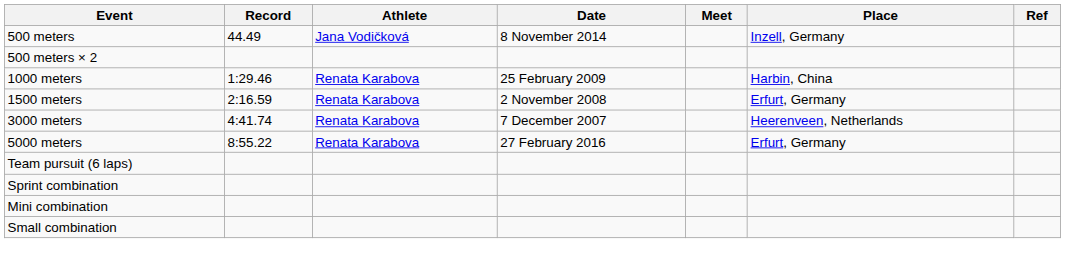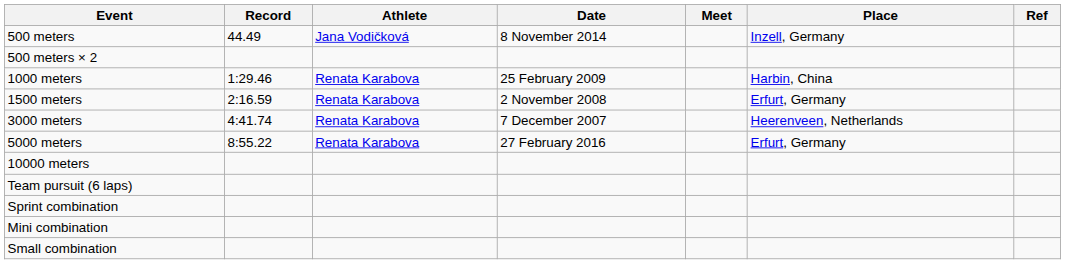+ row: (48, 163)
